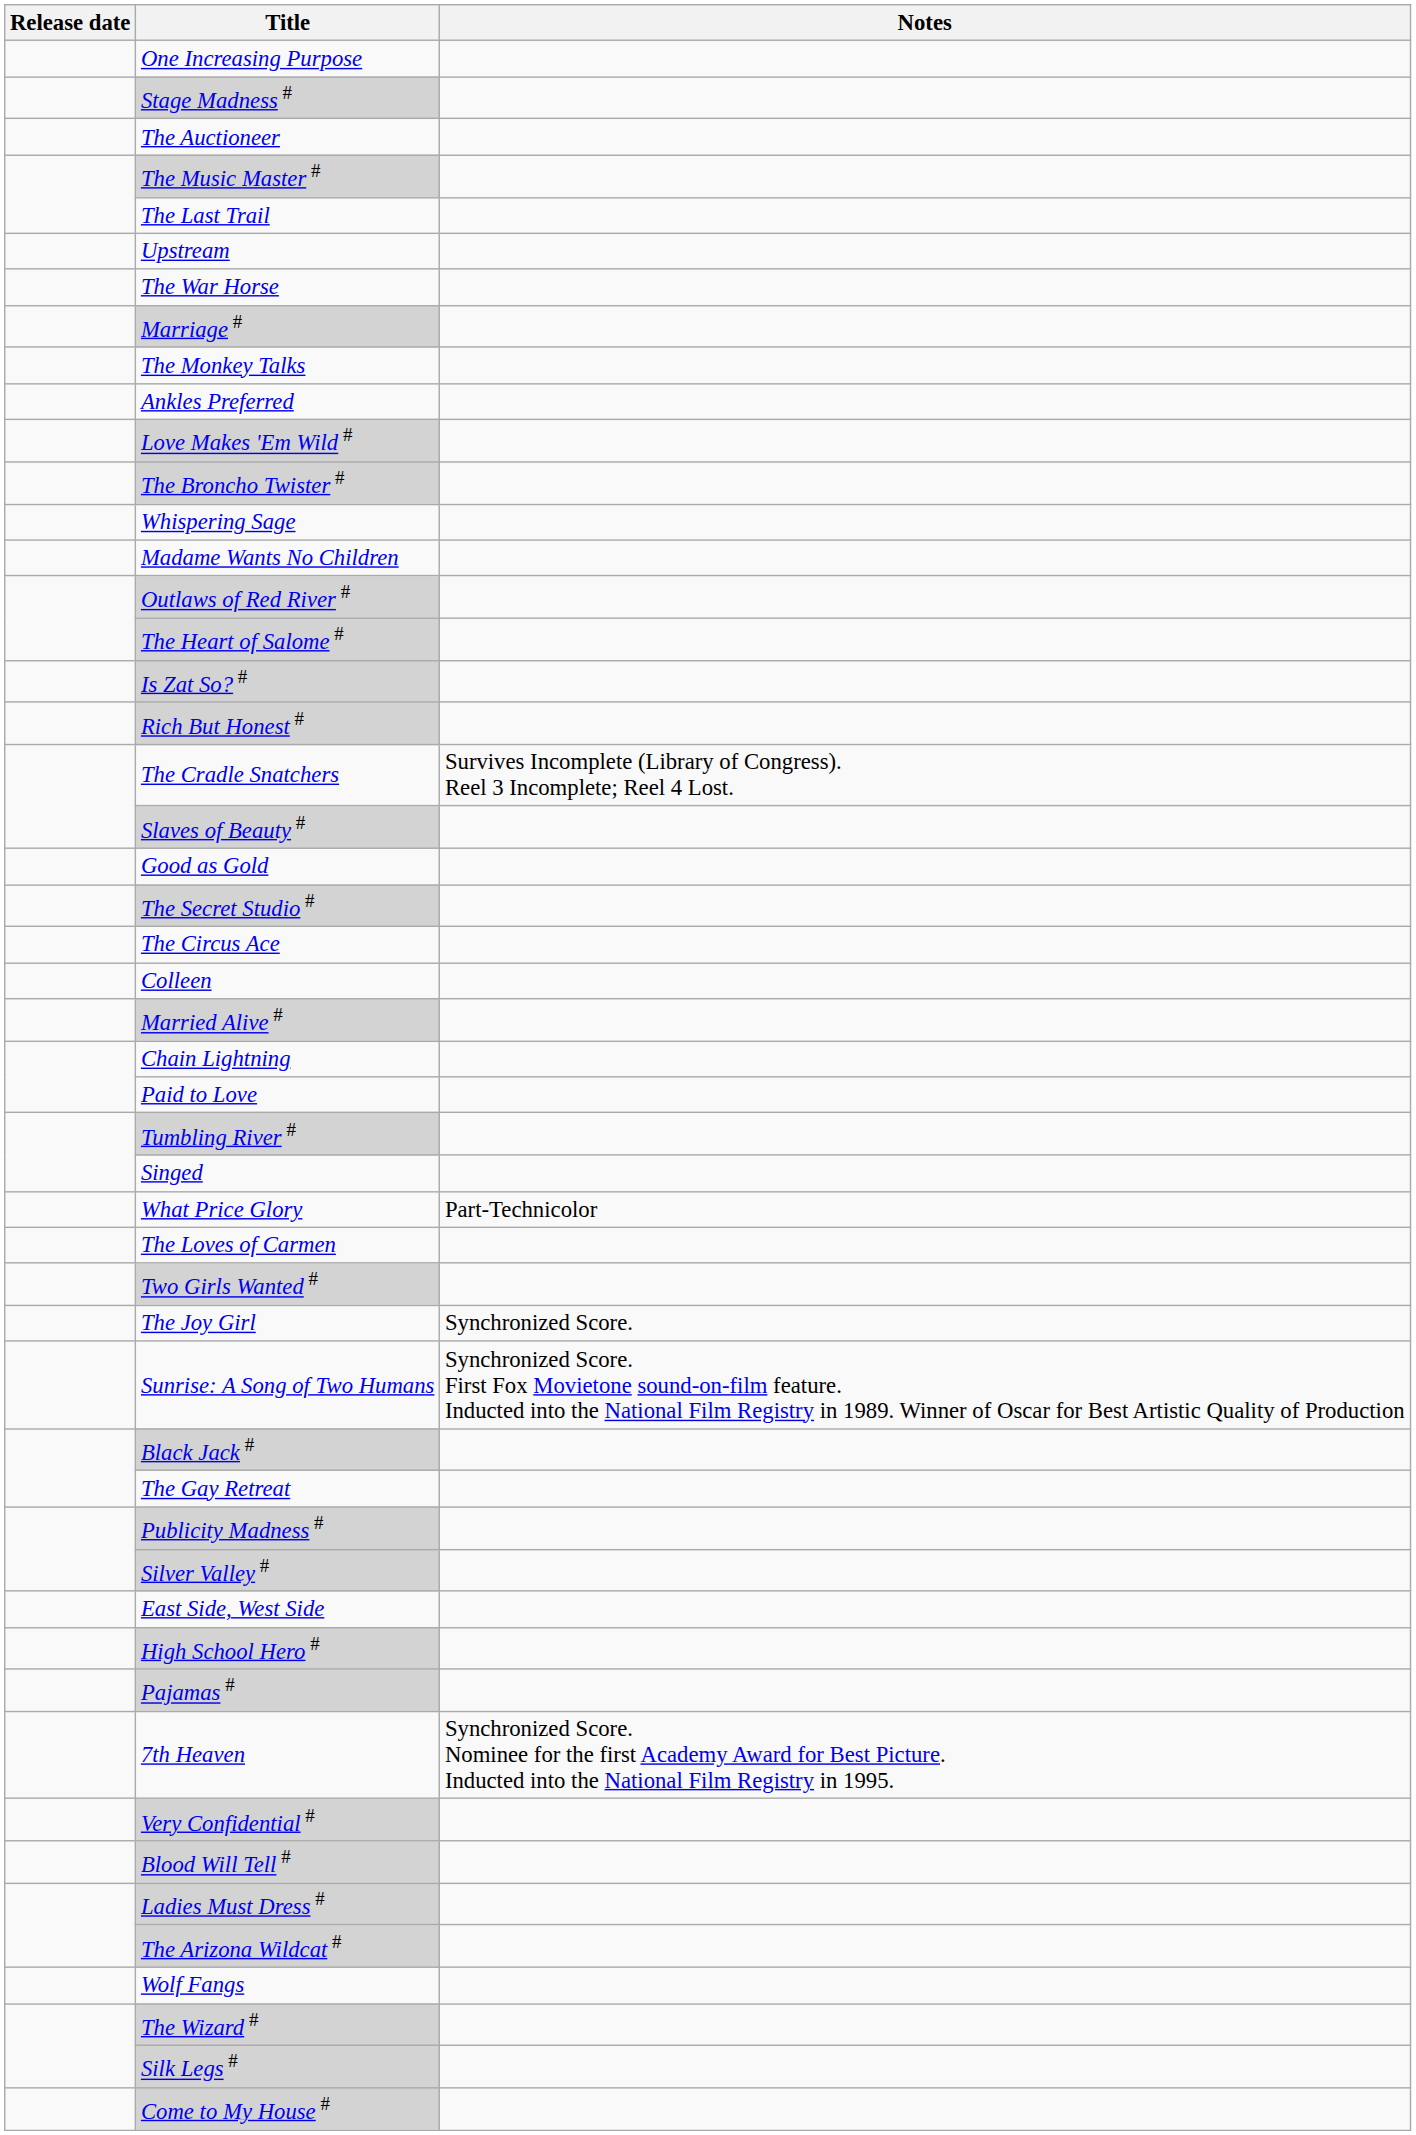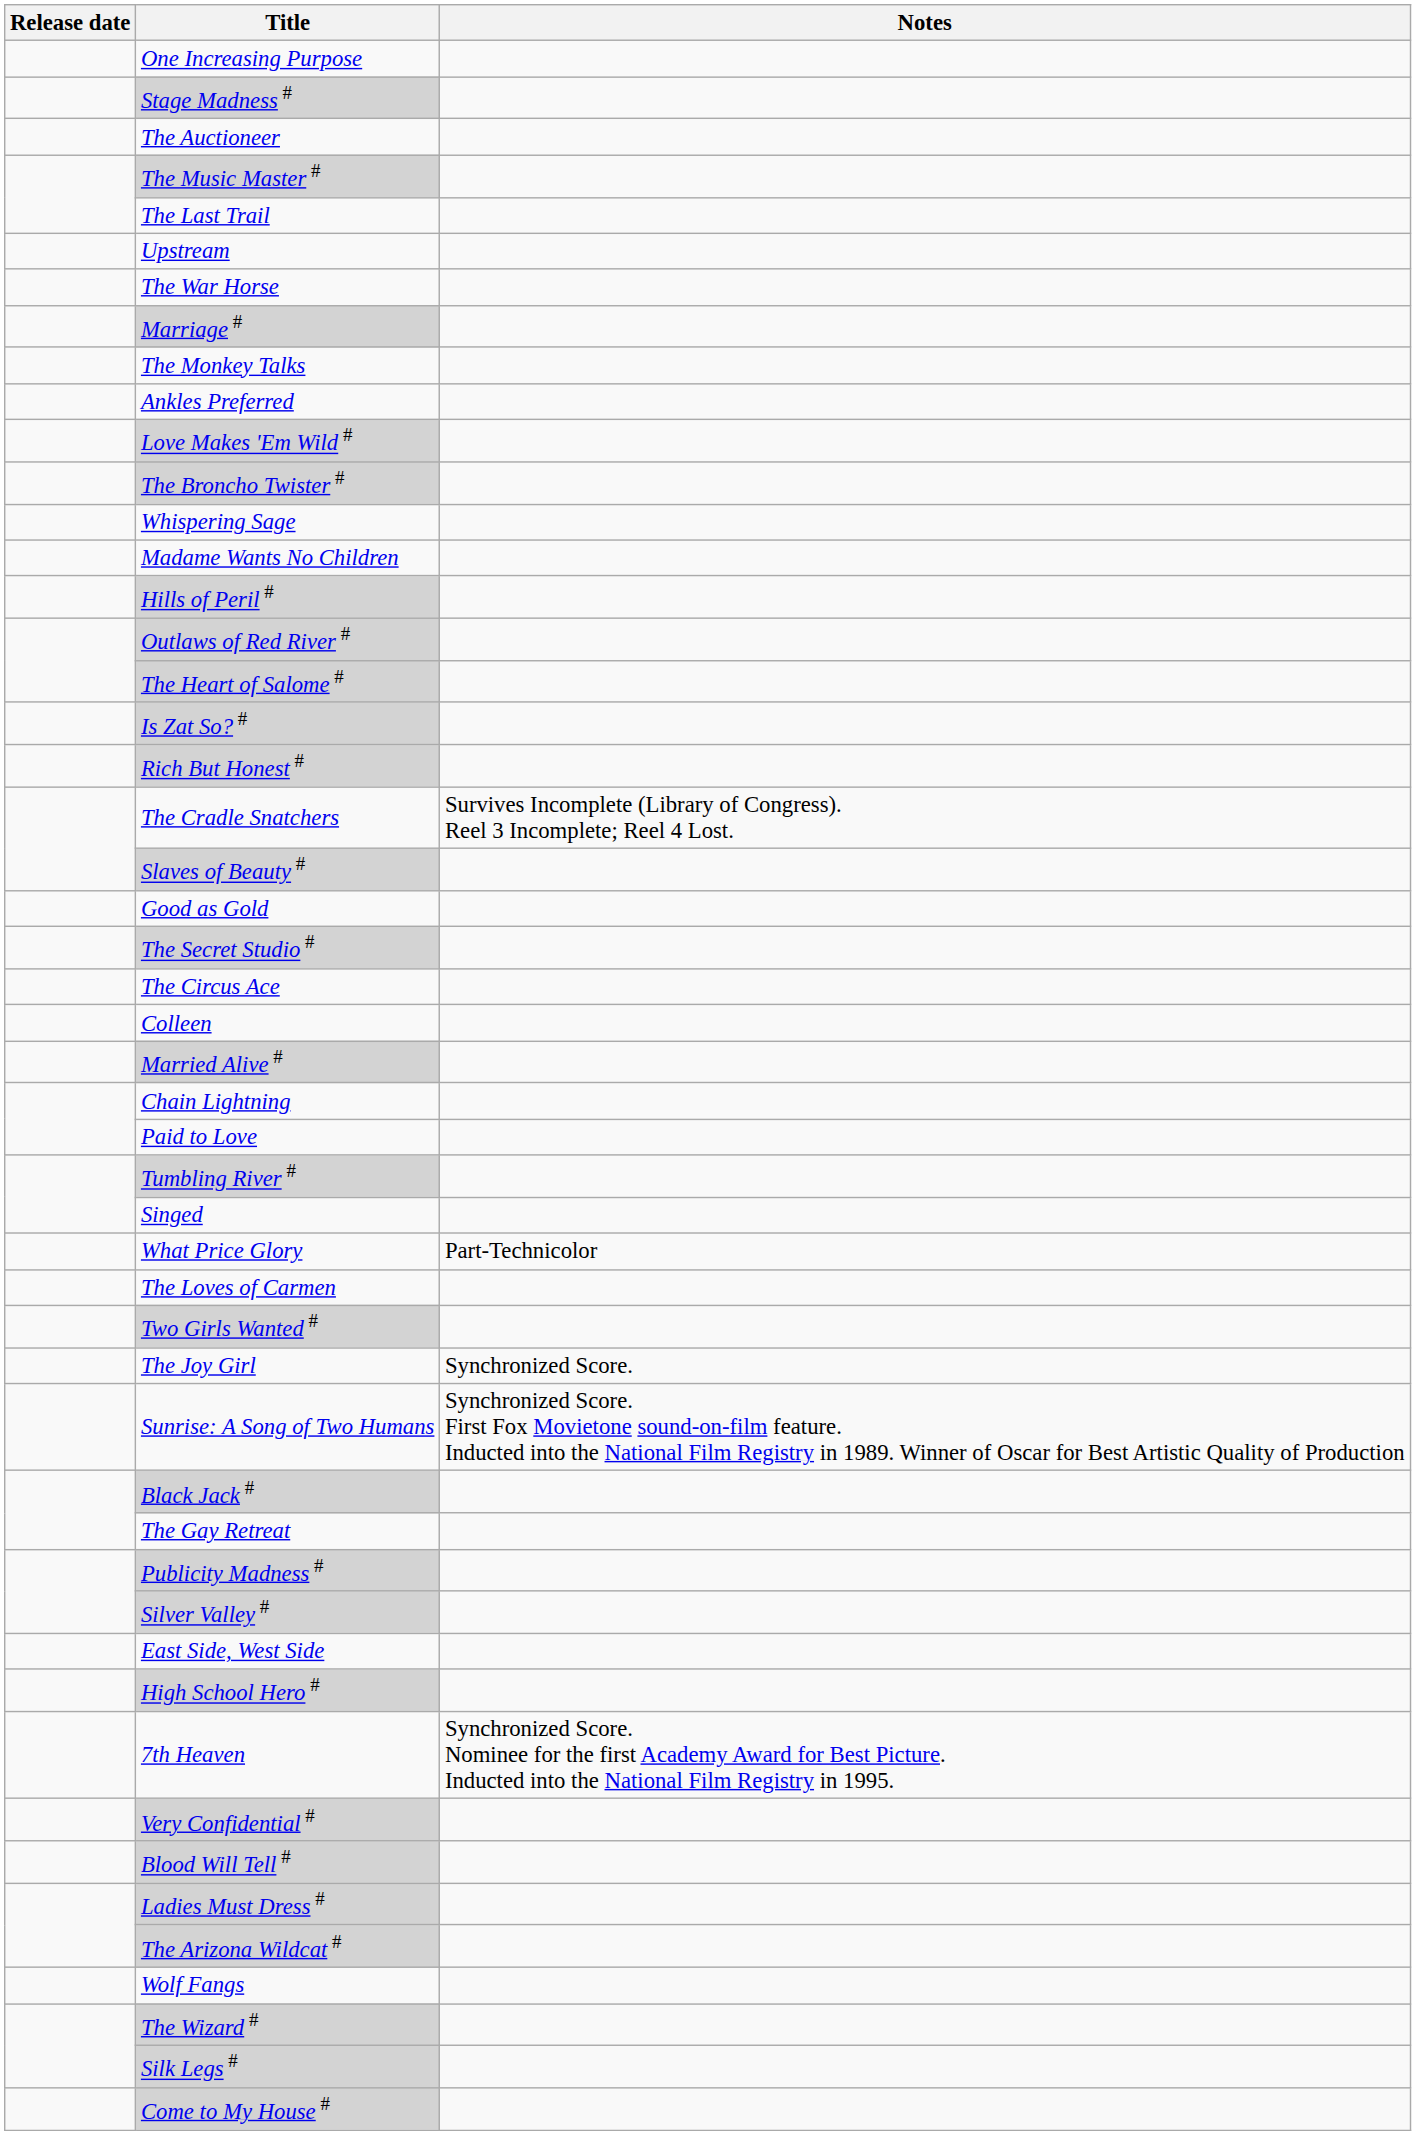+ row: (207, 596)
- row: (188, 1690)
